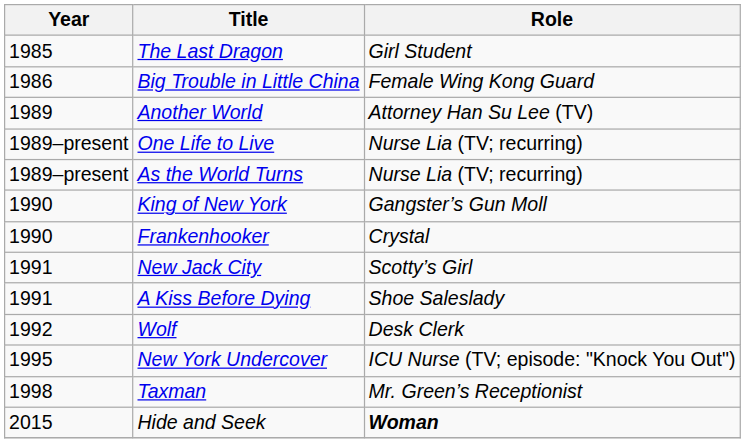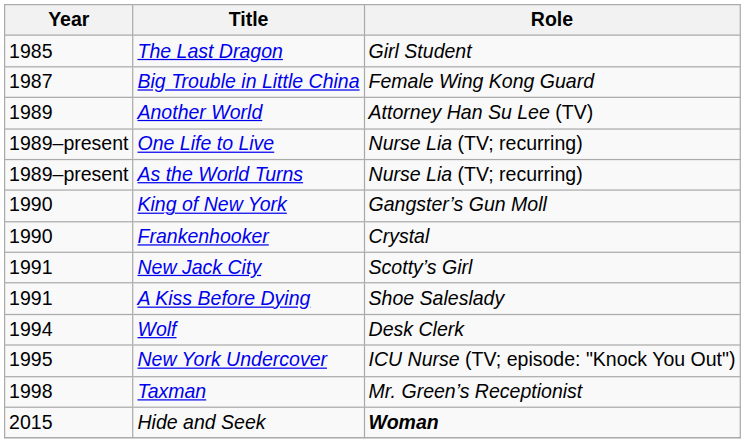(31, 81) 1986 -> (31, 81) 1987
(31, 329) 1992 -> (31, 329) 1994
